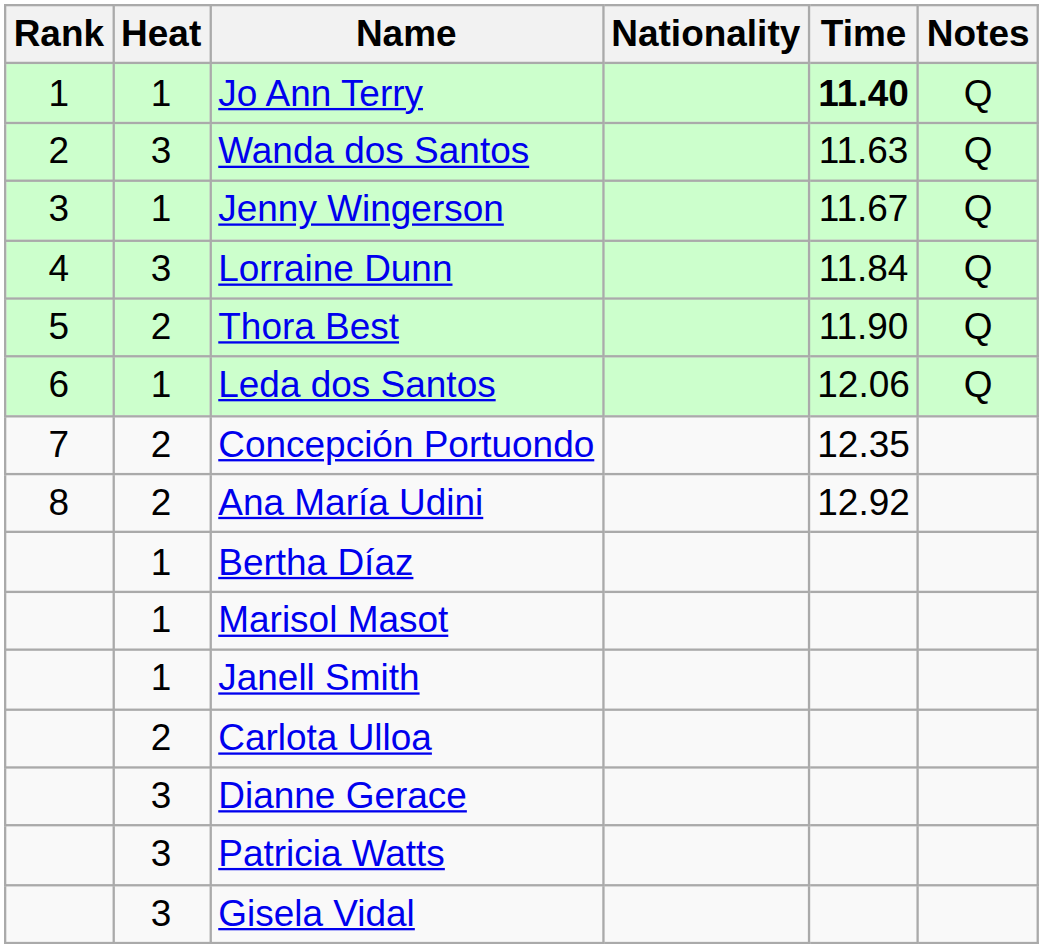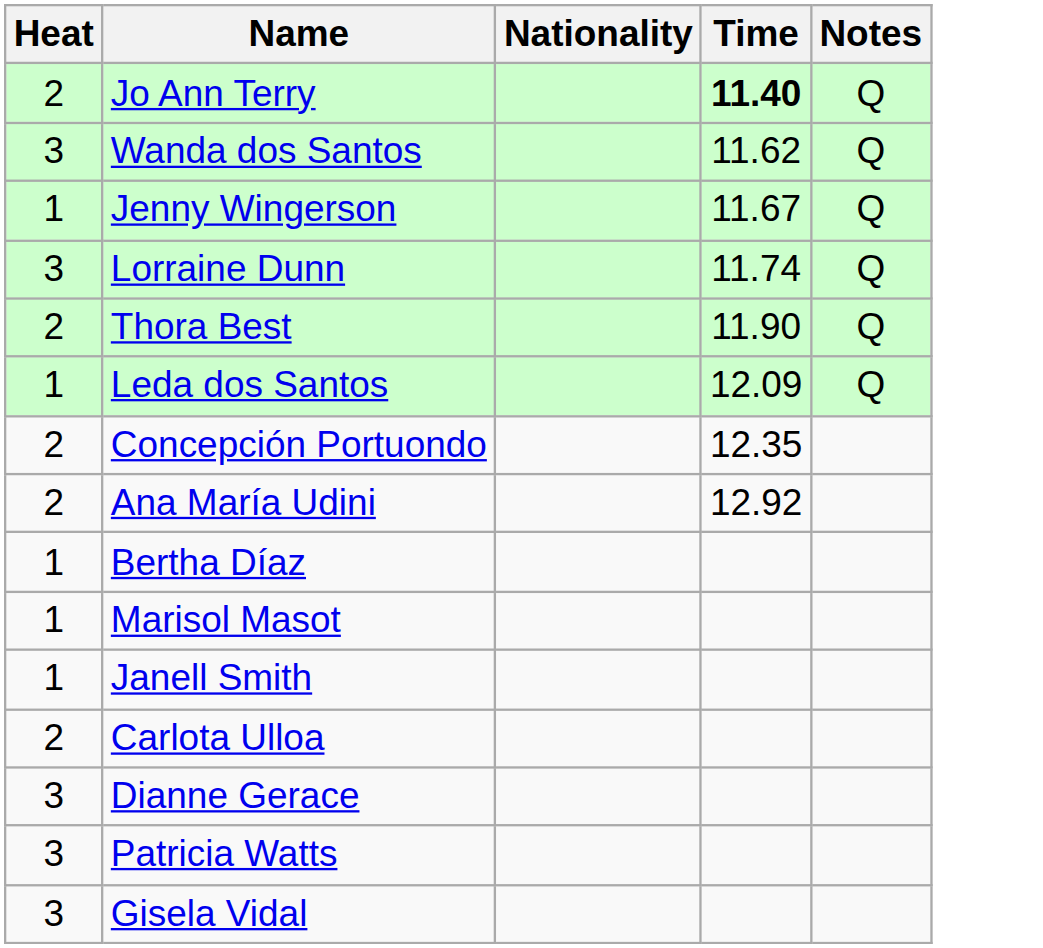- column: (59, 33)
(161, 92) 1 -> (54, 92) 2
(864, 151) 11.63 -> (756, 151) 11.62
(864, 268) 11.84 -> (756, 268) 11.74
(864, 385) 12.06 -> (756, 385) 12.09
